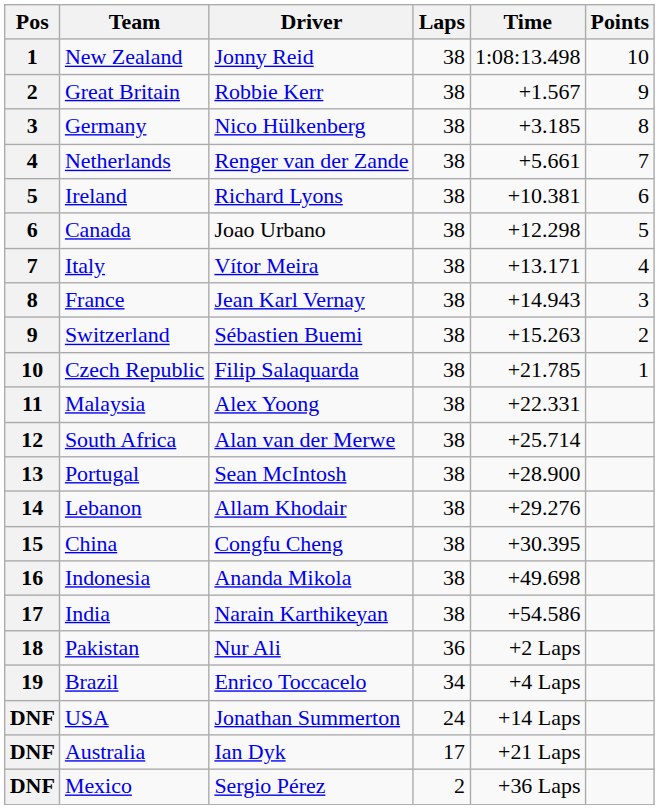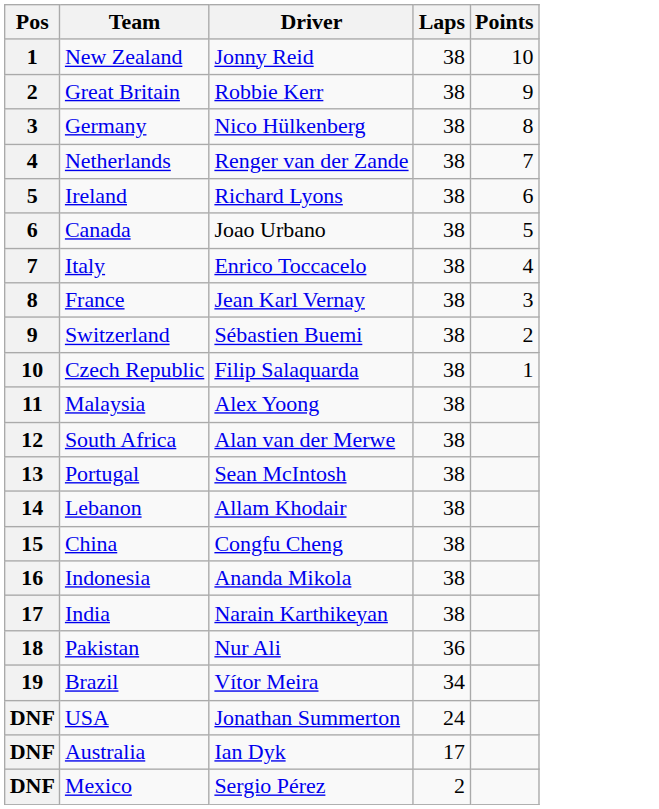- column: (528, 21)
(266, 265) Vítor Meira -> (290, 265) Enrico Toccacelo
(290, 682) Enrico Toccacelo -> (266, 682) Vítor Meira
